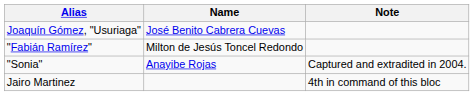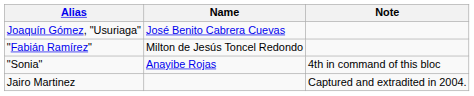(387, 64) Captured and extradited in 2004. -> (374, 64) 4th in command of this bloc
(374, 82) 4th in command of this bloc -> (387, 82) Captured and extradited in 2004.
